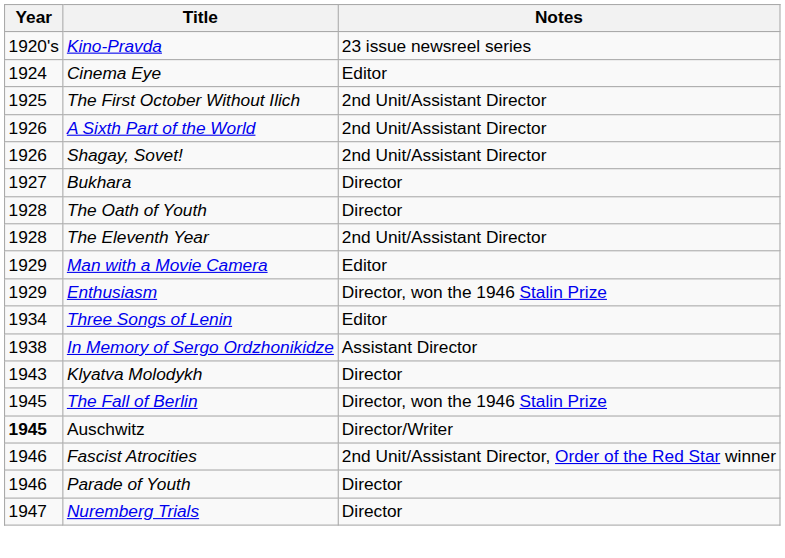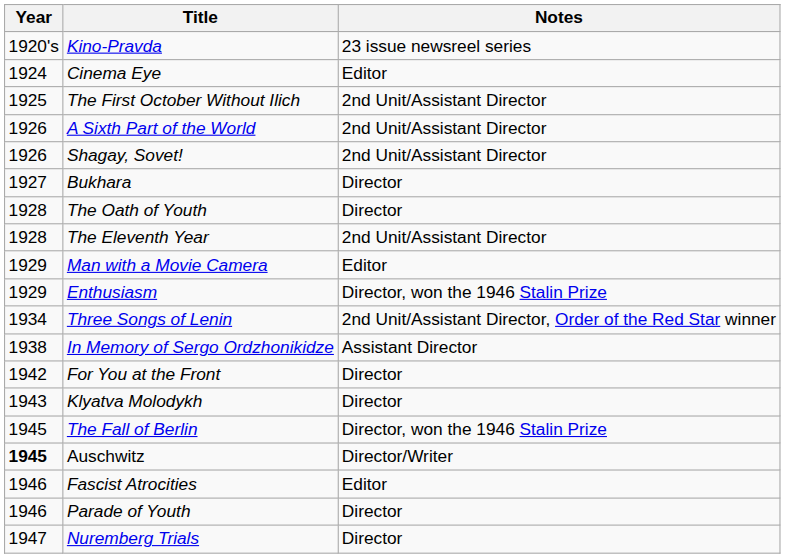(364, 319) Editor -> (559, 319) 2nd Unit/Assistant Director, Order of the Red Star winner
+ row: (144, 374)
(559, 456) 2nd Unit/Assistant Director, Order of the Red Star winner -> (364, 484) Editor
